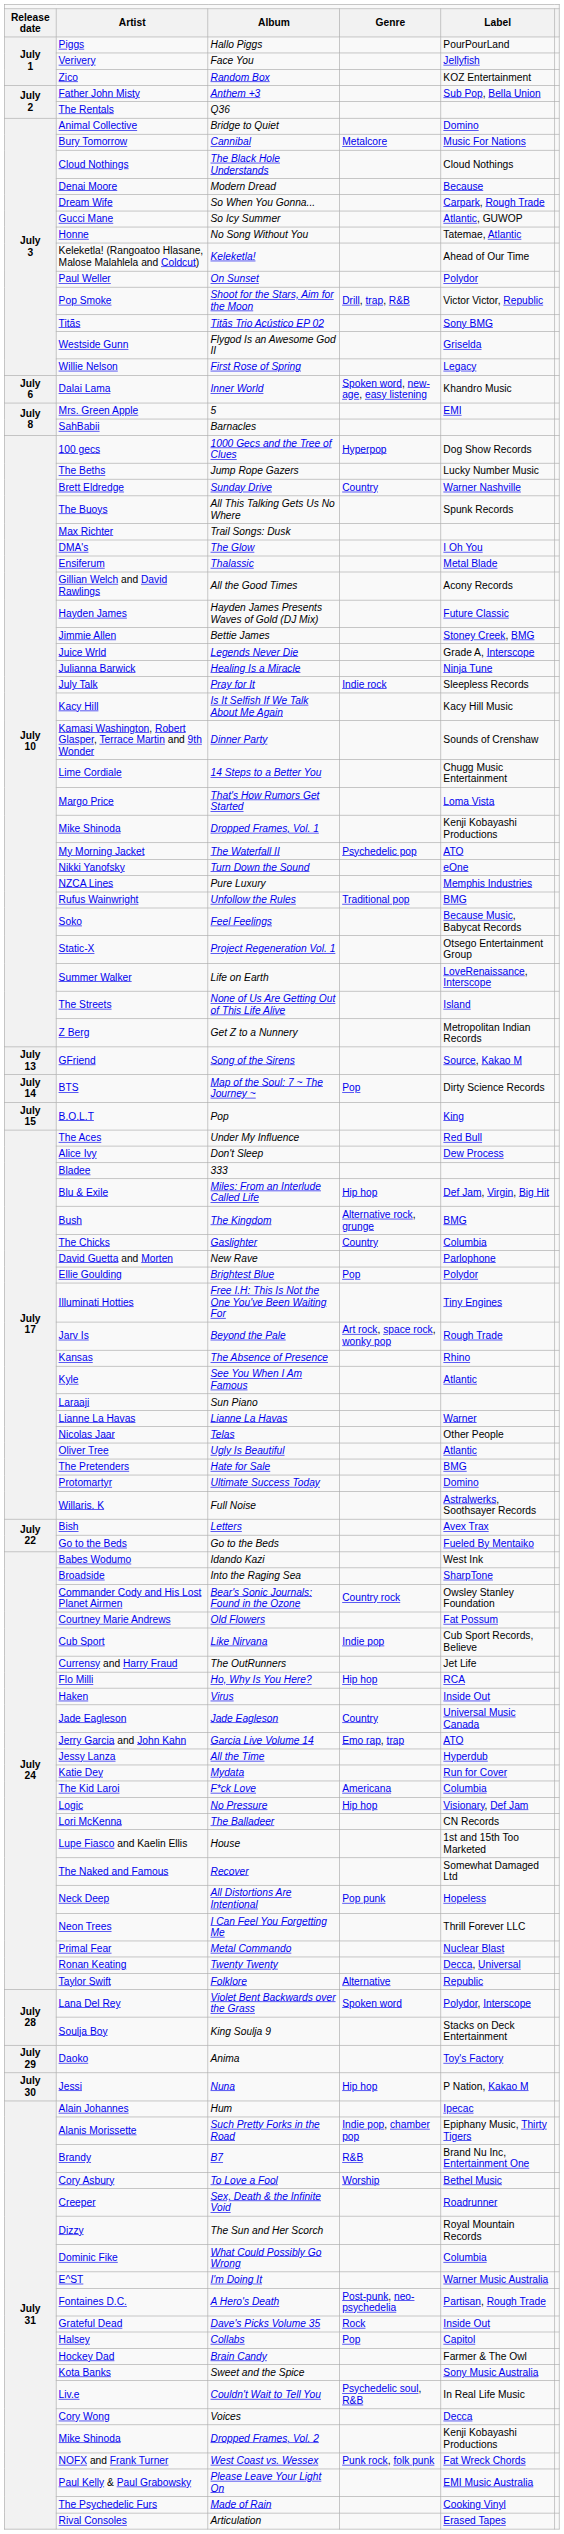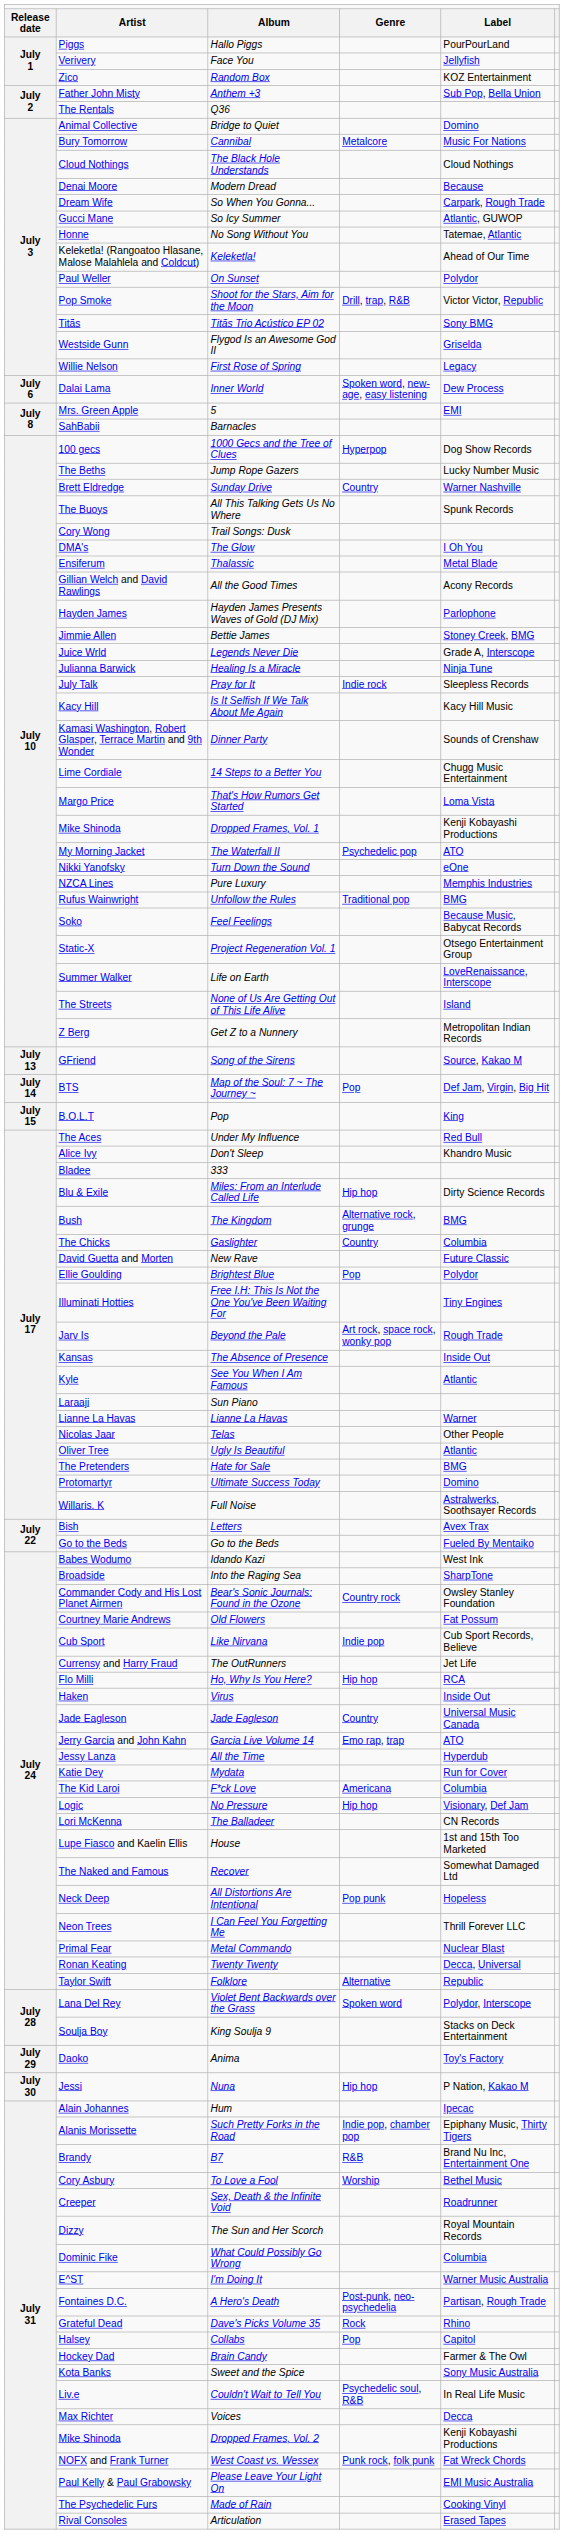(478, 389) Khandro Music -> (474, 389) Dew Process
(86, 531) Max Richter -> (84, 531) Cory Wong
(476, 613) Future Classic -> (470, 613) Parlophone
(494, 1088) Dirty Science Records -> (496, 1088) Def Jam, Virgin, Big Hit
(474, 1154) Dew Process -> (478, 1154) Khandro Music
(496, 1192) Def Jam, Virgin, Big Hit -> (494, 1192) Dirty Science Records
(470, 1258) Parlophone -> (476, 1258) Future Classic
(457, 1358) Rhino -> (467, 1358) Inside Out
(467, 2324) Inside Out -> (457, 2324) Rhino
(84, 2416) Cory Wong -> (86, 2416) Max Richter
